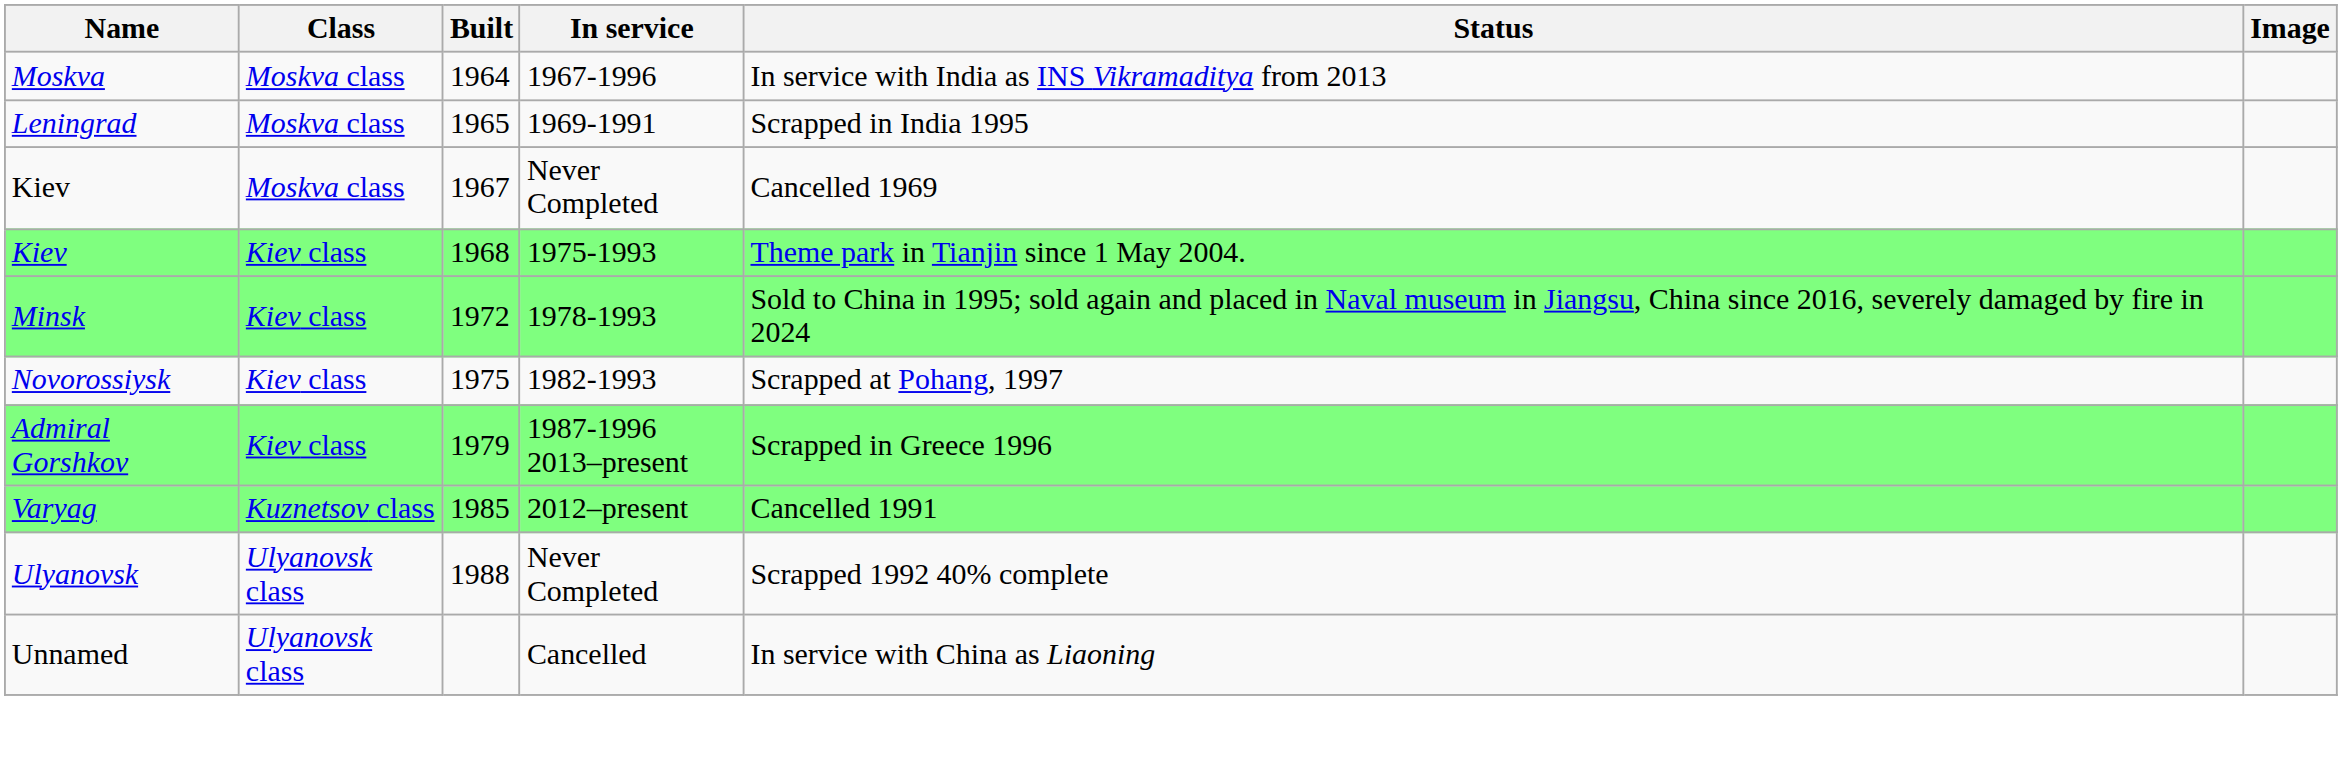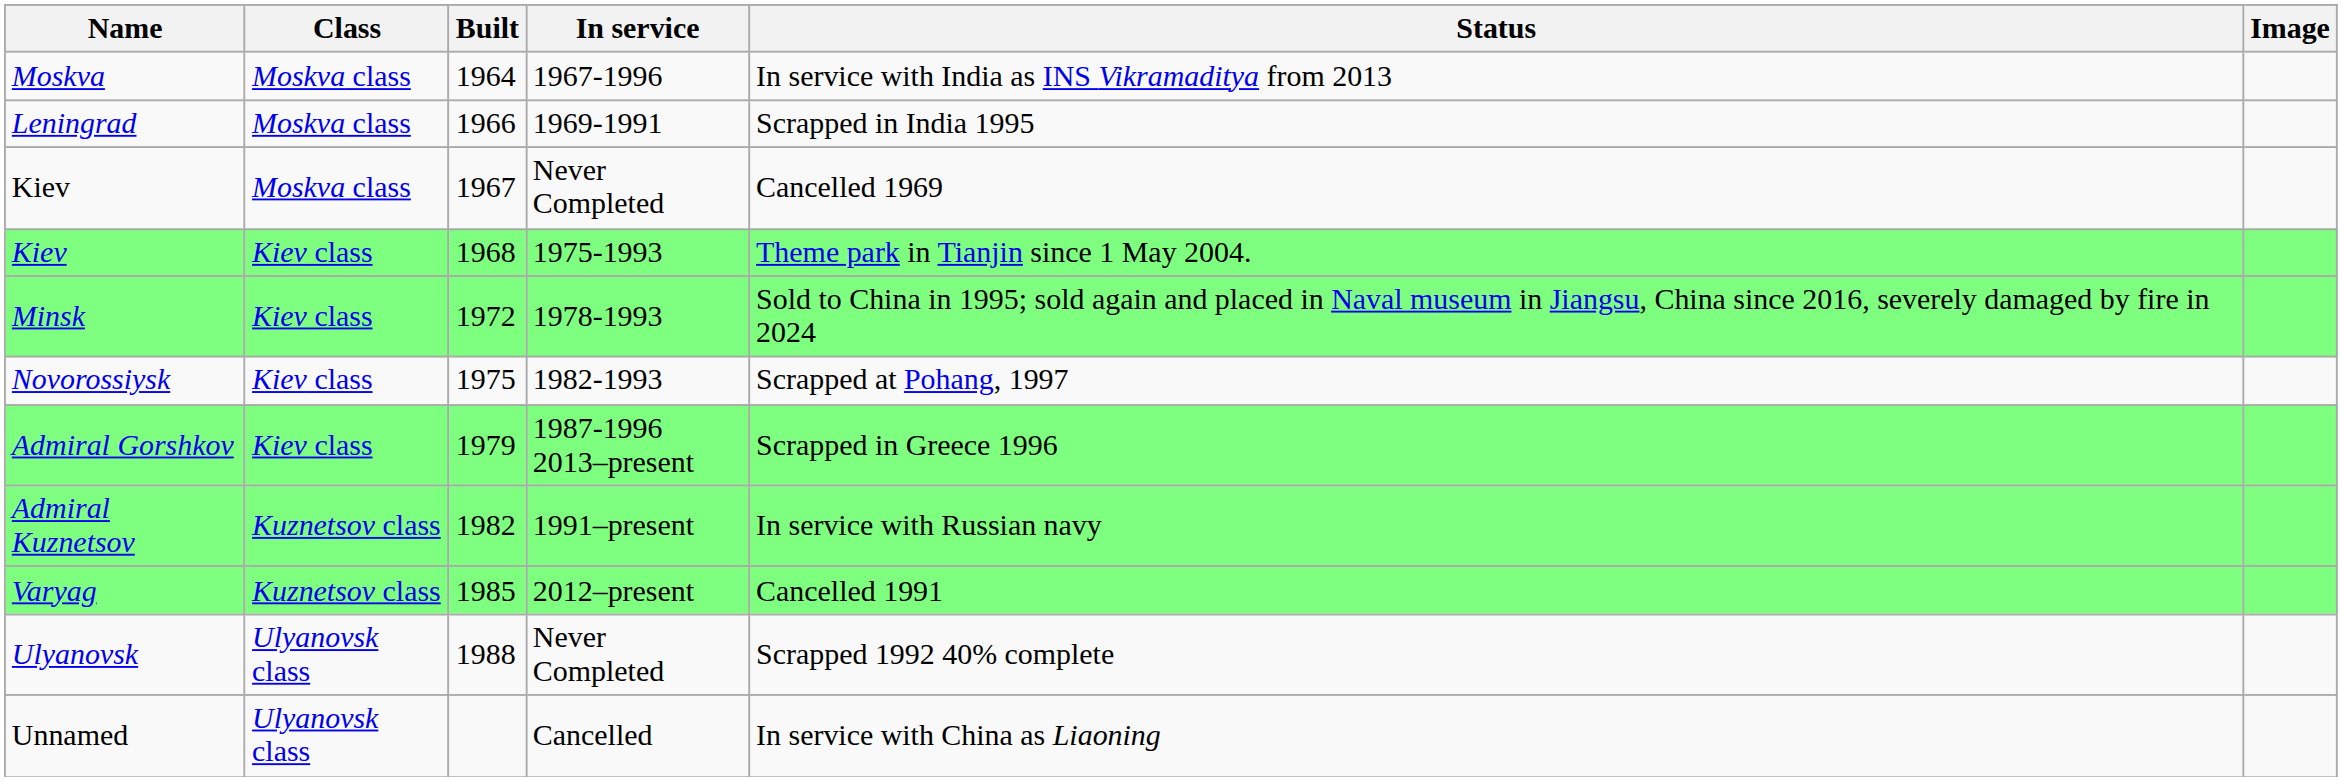(480, 123) 1965 -> (486, 123) 1966
+ row: (73, 525)
